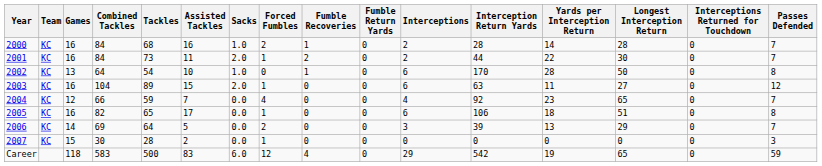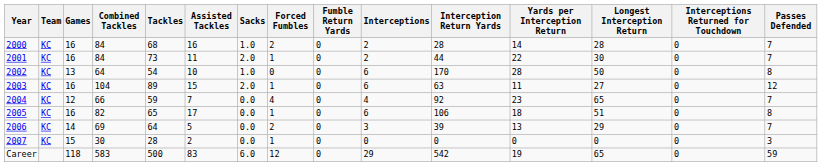- column: (331, 21)
